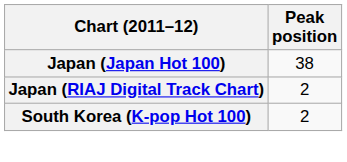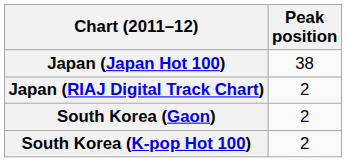+ row: (136, 116)
